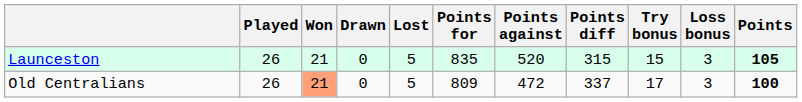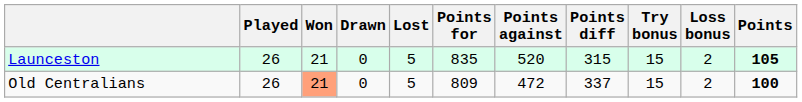(708, 59) 3 -> (708, 59) 2
(655, 84) 17 -> (655, 84) 15
(708, 84) 3 -> (708, 84) 2
